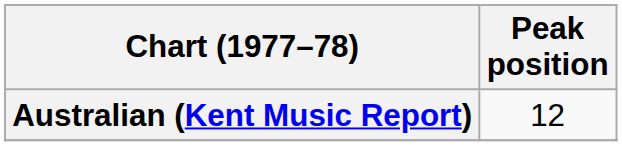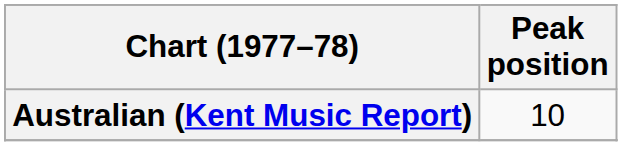(548, 114) 12 -> (548, 114) 10
